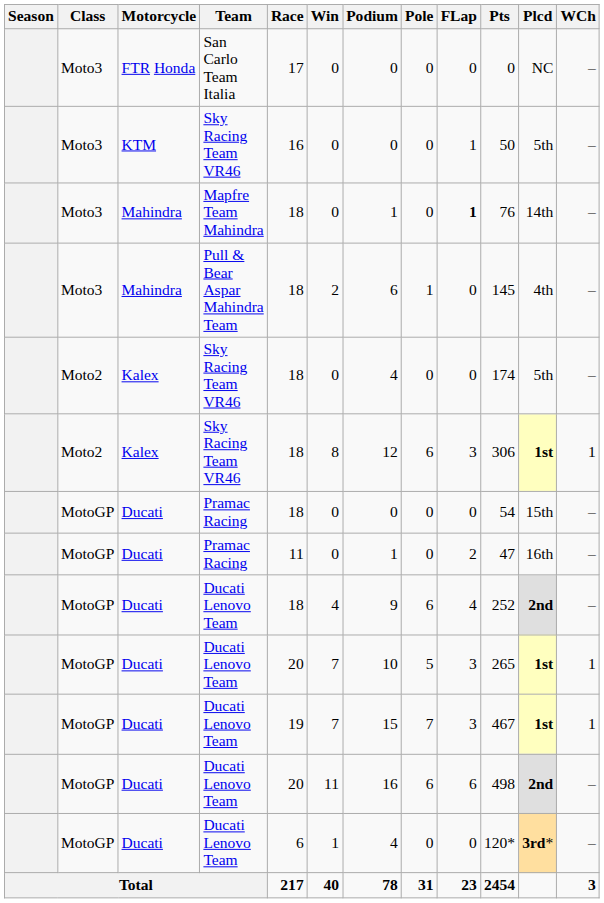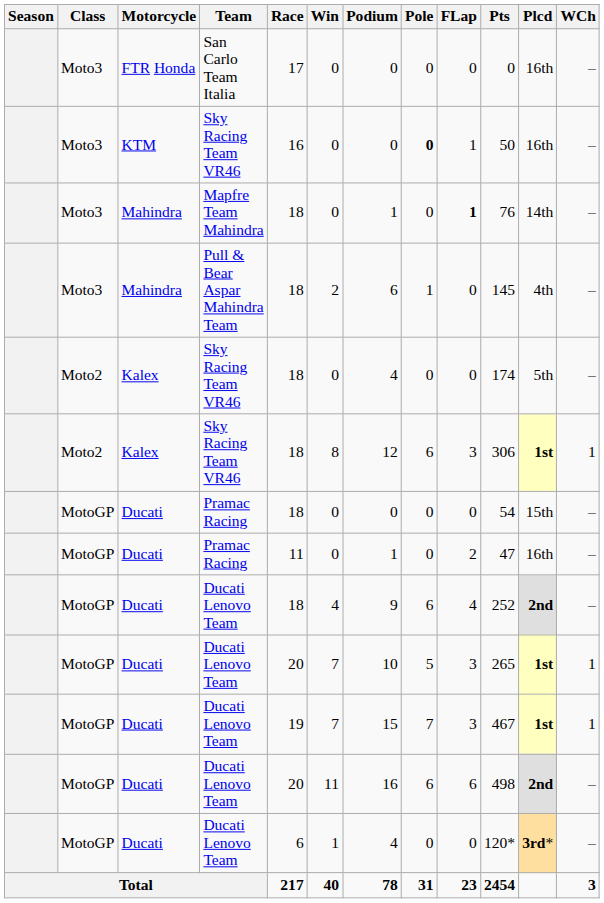(542, 67) NC -> (539, 67) 16th
(430, 144) normal -> (430, 144) bold
(543, 144) 5th -> (539, 144) 16th
